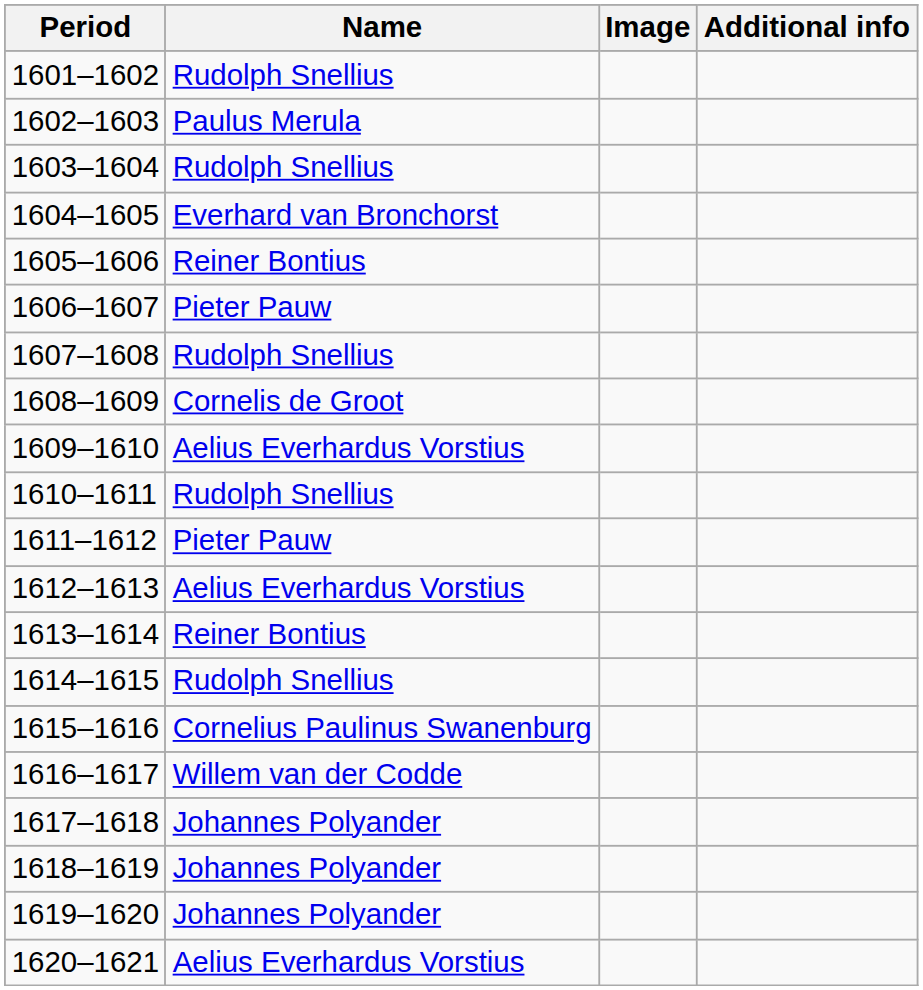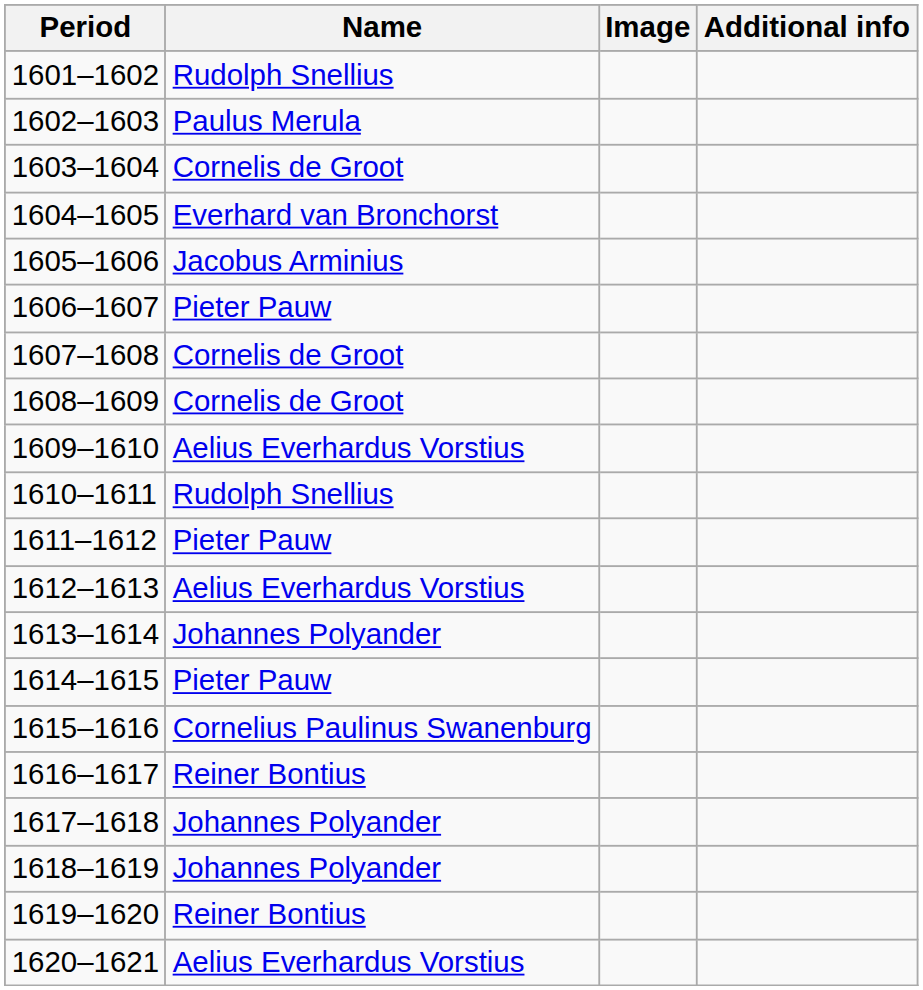(283, 167) Rudolph Snellius -> (288, 167) Cornelis de Groot
(269, 261) Reiner Bontius -> (288, 261) Jacobus Arminius
(283, 354) Rudolph Snellius -> (288, 354) Cornelis de Groot
(269, 634) Reiner Bontius -> (307, 634) Johannes Polyander
(283, 681) Rudolph Snellius -> (252, 681) Pieter Pauw
(317, 774) Willem van der Codde -> (269, 774) Reiner Bontius
(307, 914) Johannes Polyander -> (269, 914) Reiner Bontius
